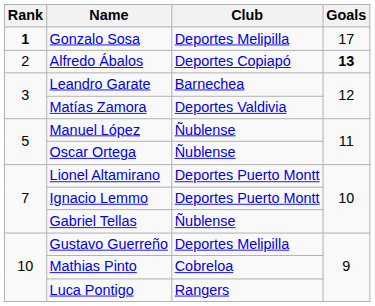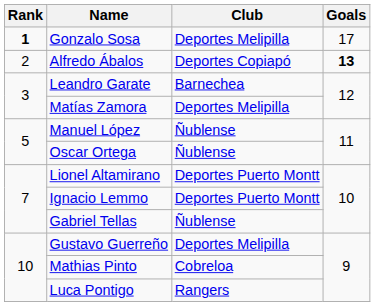(231, 107) Deportes Valdivia -> (232, 107) Deportes Melipilla
